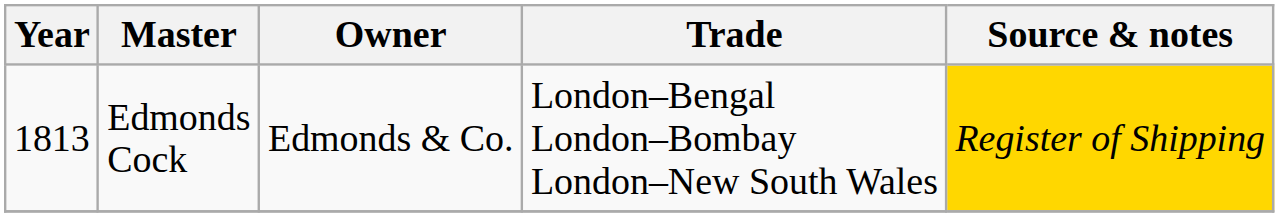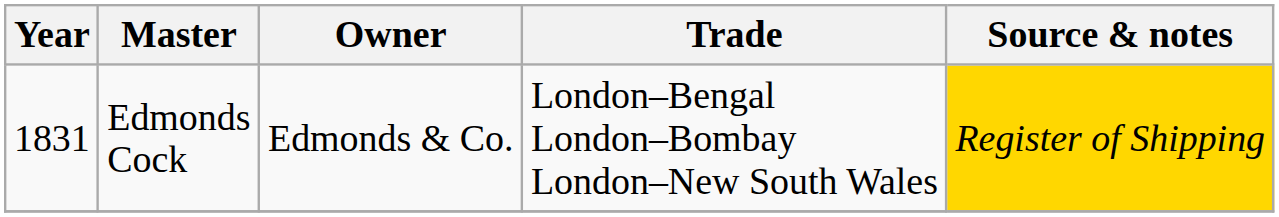(52, 137) 1813 -> (52, 137) 1831
